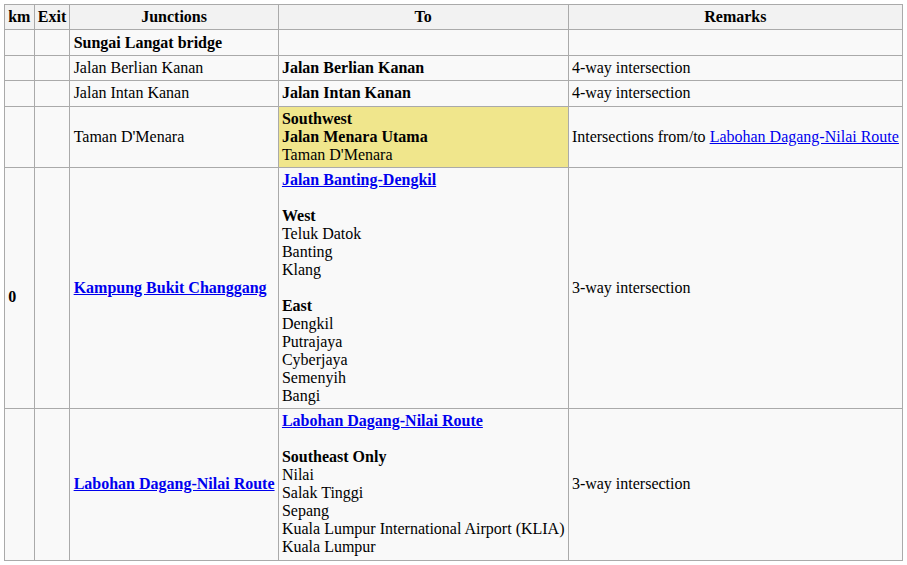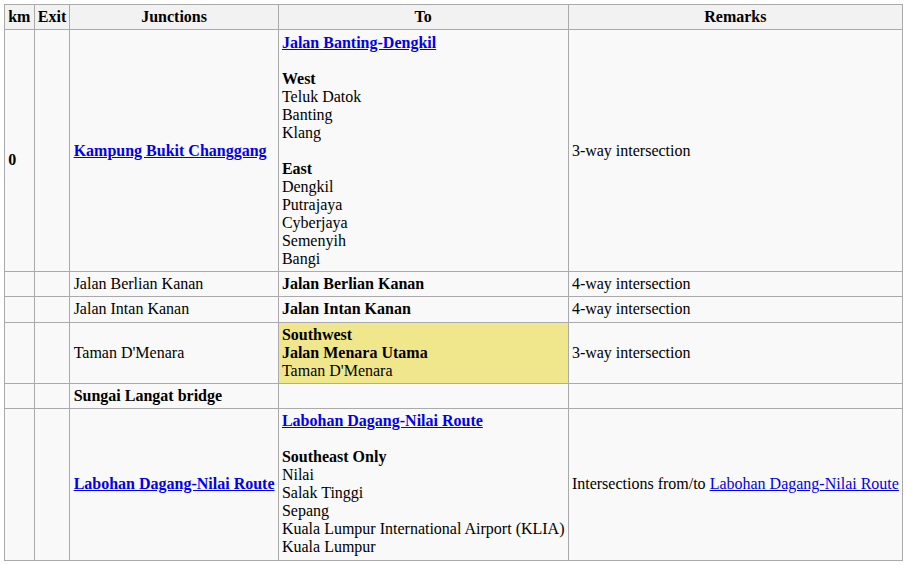rows swapped: (170, 288) <-> (148, 42)
(735, 136) Intersections from/to Labohan Dagang-Nilai Route -> (631, 352) 3-way intersection
(631, 484) 3-way intersection -> (735, 484) Intersections from/to Labohan Dagang-Nilai Route
